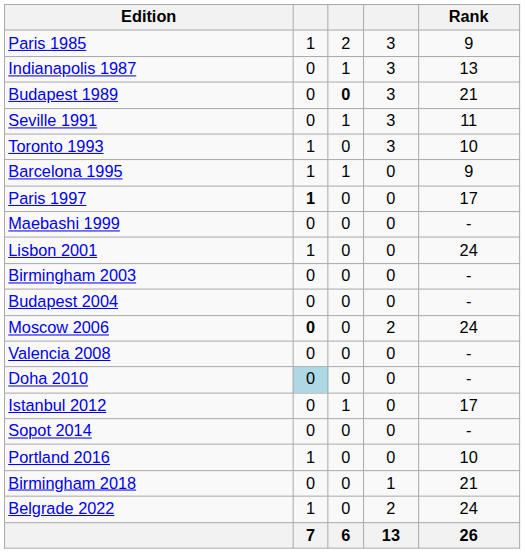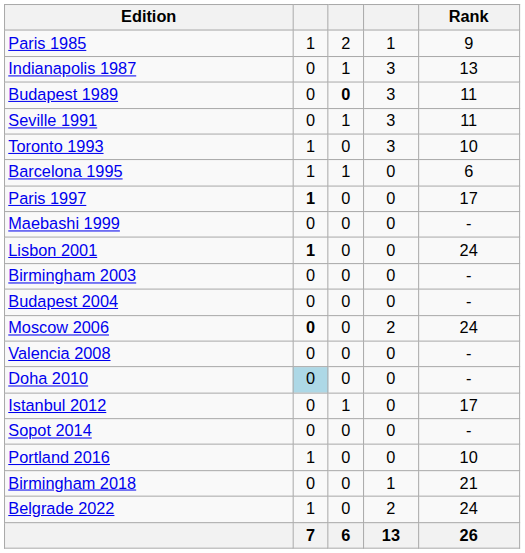(391, 43) 3 -> (391, 43) 1
(469, 95) 21 -> (469, 95) 11
(469, 172) 9 -> (469, 172) 6
(311, 250) normal -> (311, 250) bold
